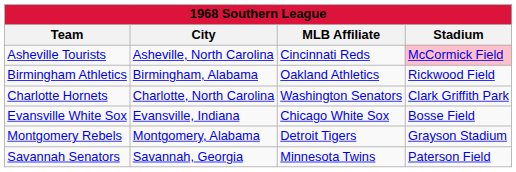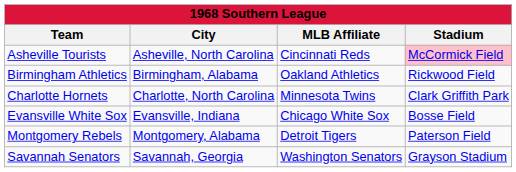(341, 95) Washington Senators -> (328, 95) Minnesota Twins
(457, 136) Grayson Stadium -> (449, 136) Paterson Field
(328, 156) Minnesota Twins -> (341, 156) Washington Senators
(449, 156) Paterson Field -> (457, 156) Grayson Stadium
